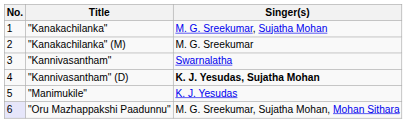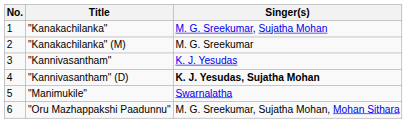(204, 61) Swarnalatha -> (206, 61) K. J. Yesudas
(206, 93) K. J. Yesudas -> (204, 93) Swarnalatha
(10, 110) lavender background -> (10, 110) no background
